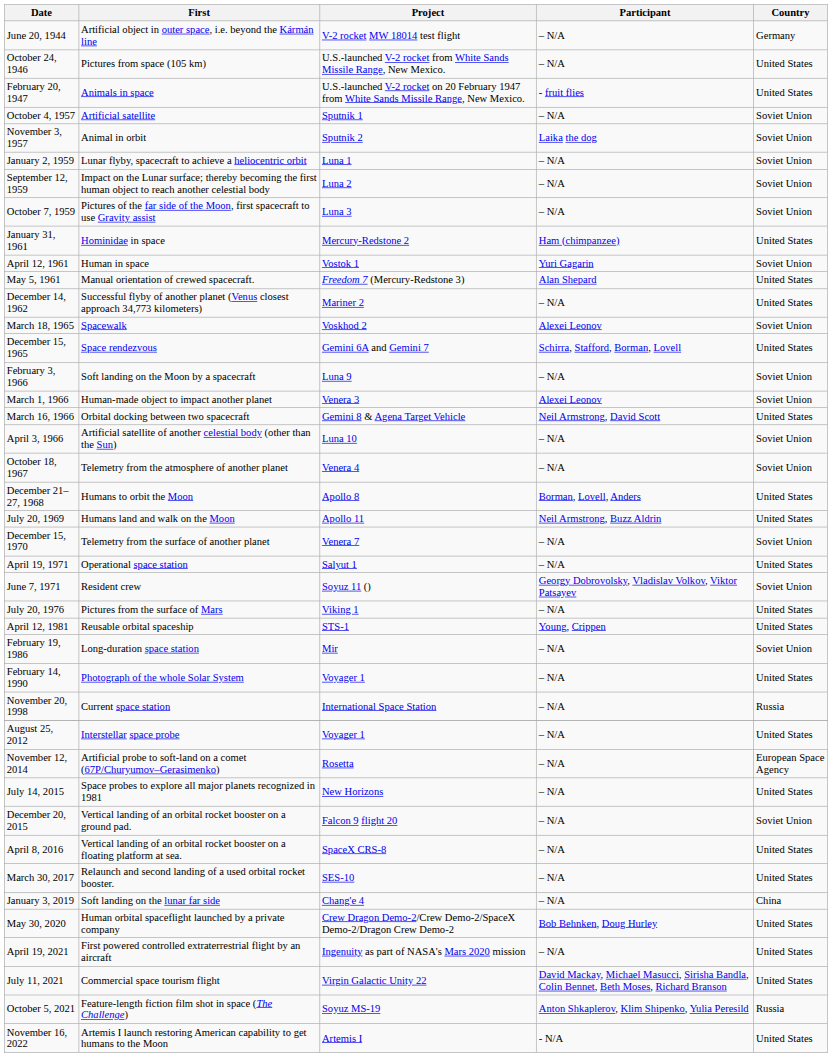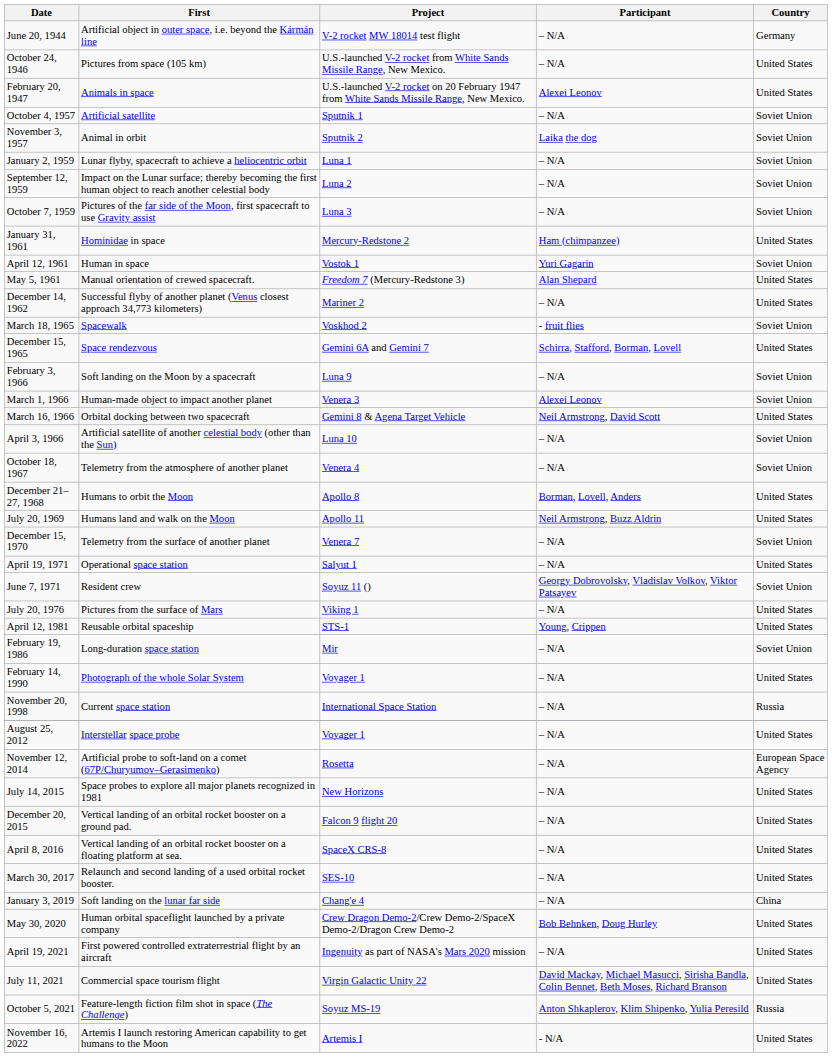(561, 92) - fruit flies -> (570, 92) Alexei Leonov
(570, 325) Alexei Leonov -> (561, 325) - fruit flies
(784, 820) Soviet Union -> (784, 820) United States
